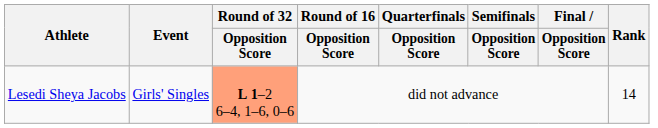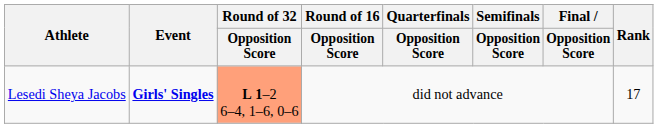(171, 95) normal -> (173, 95) bold
(629, 95) 14 -> (633, 95) 17
